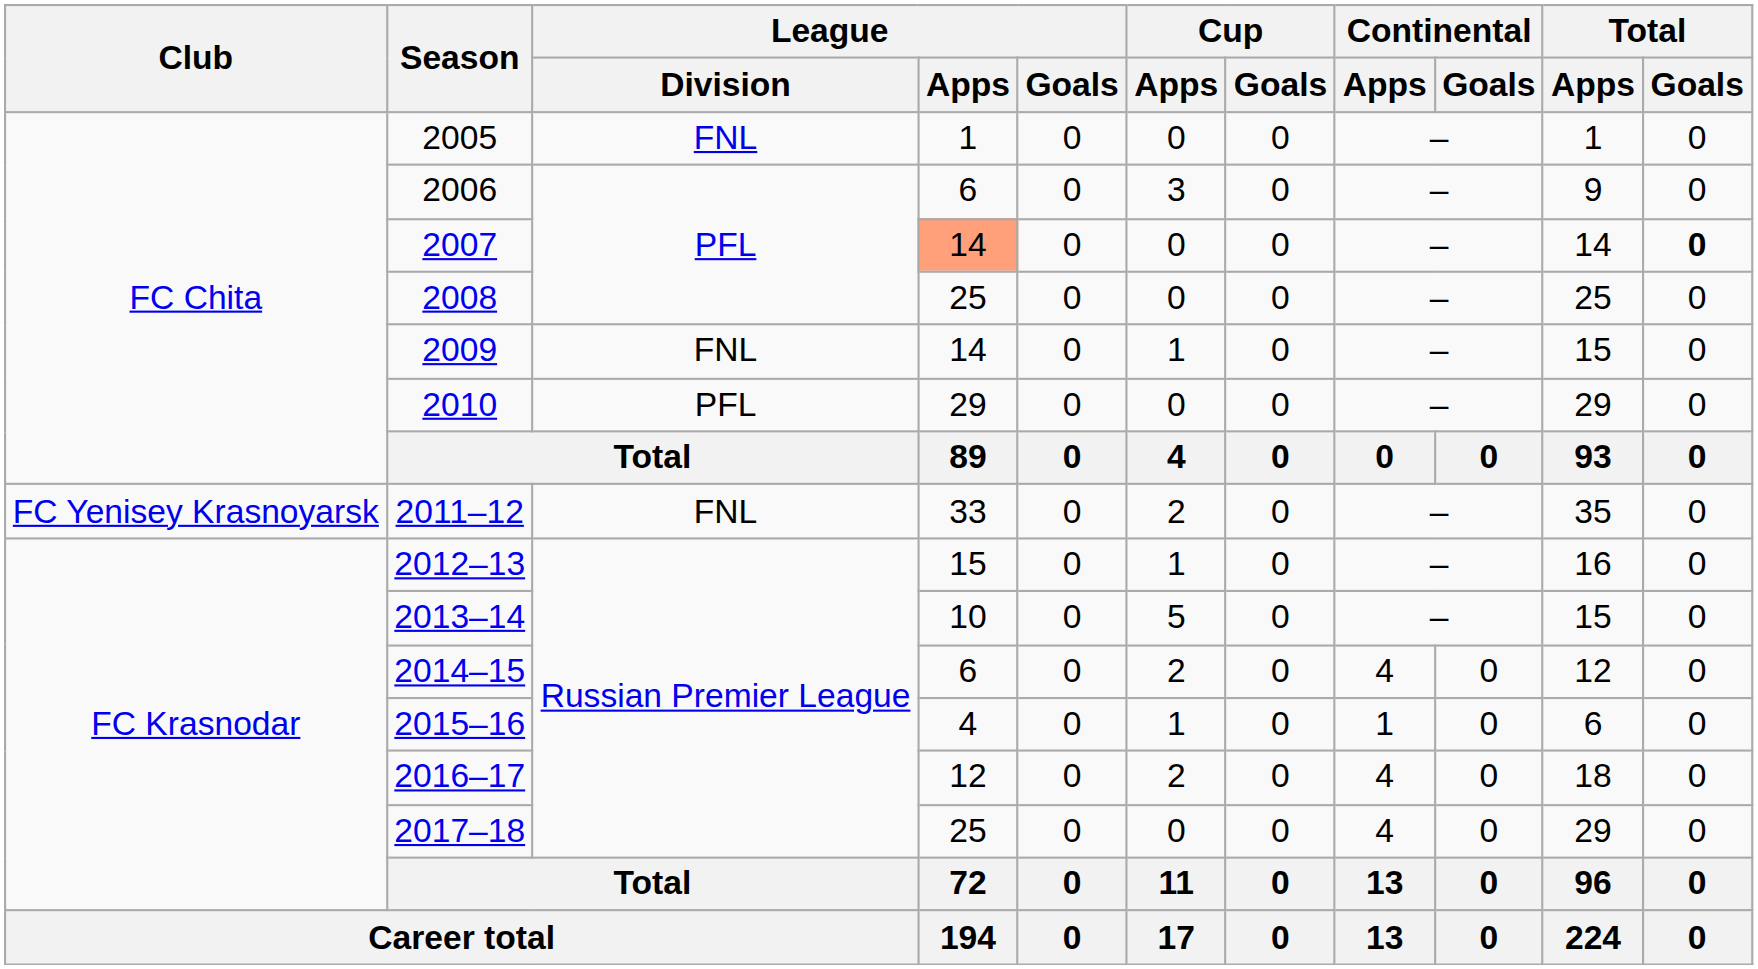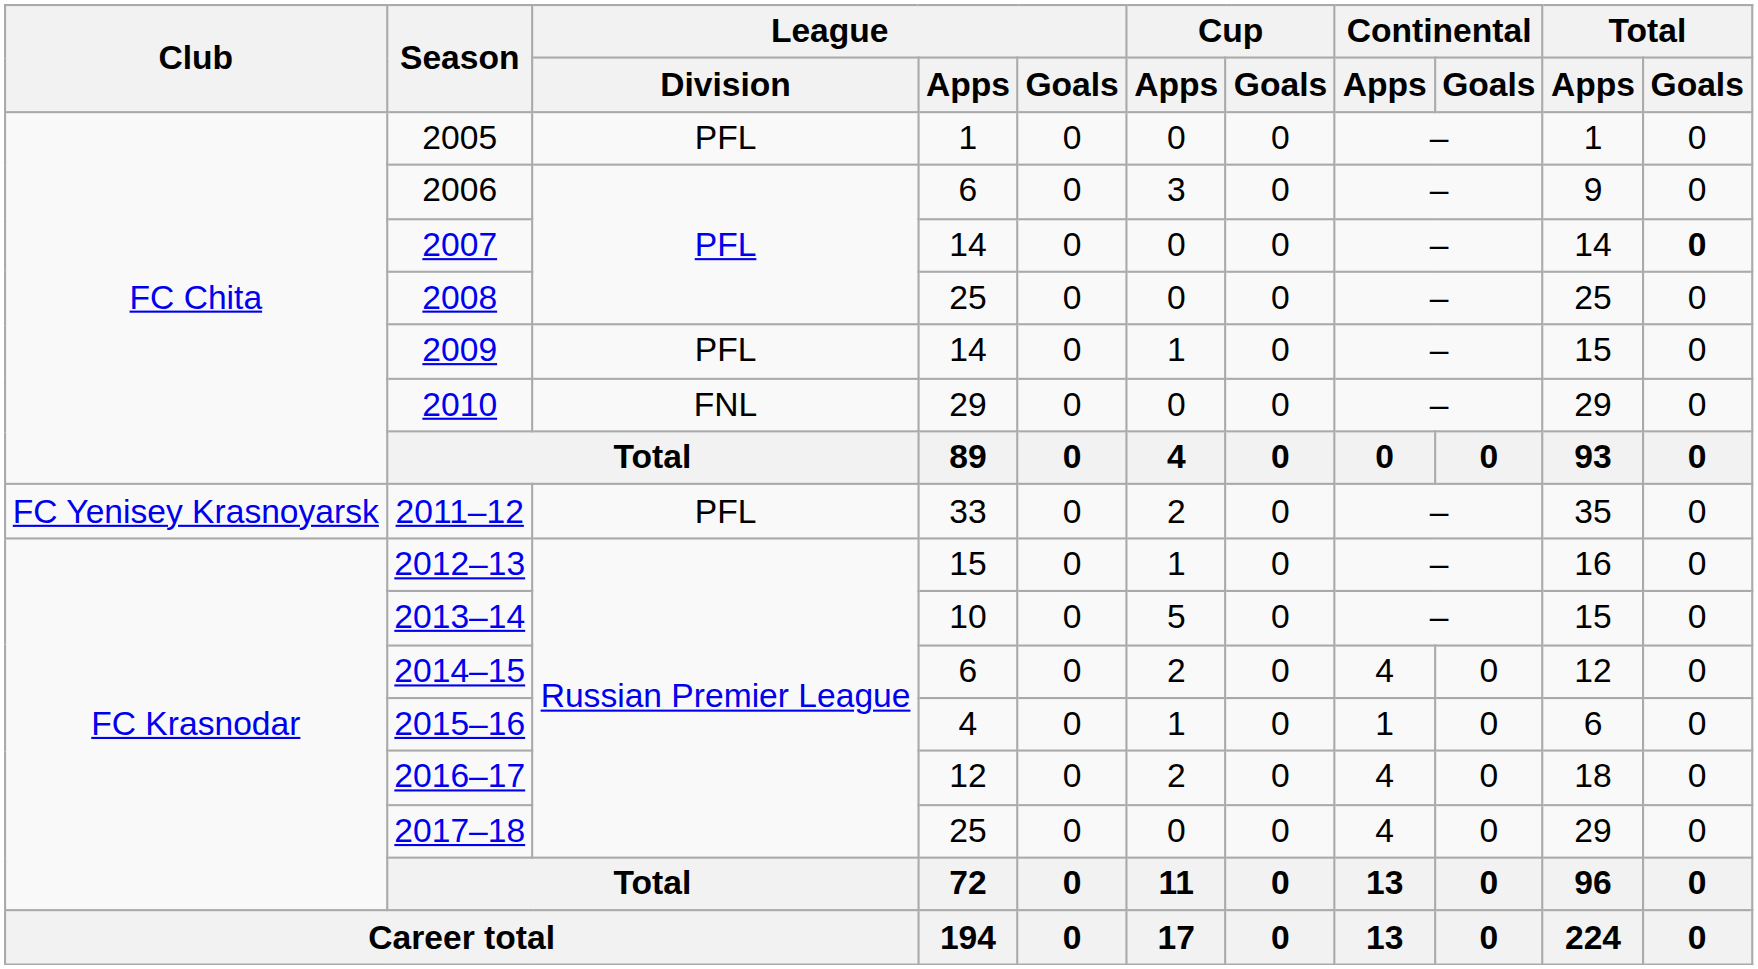(726, 137) FNL -> (726, 137) PFL
(968, 244) lightsalmon background -> (968, 244) no background
(726, 350) FNL -> (726, 350) PFL
(726, 404) PFL -> (726, 404) FNL
(726, 510) FNL -> (726, 510) PFL
